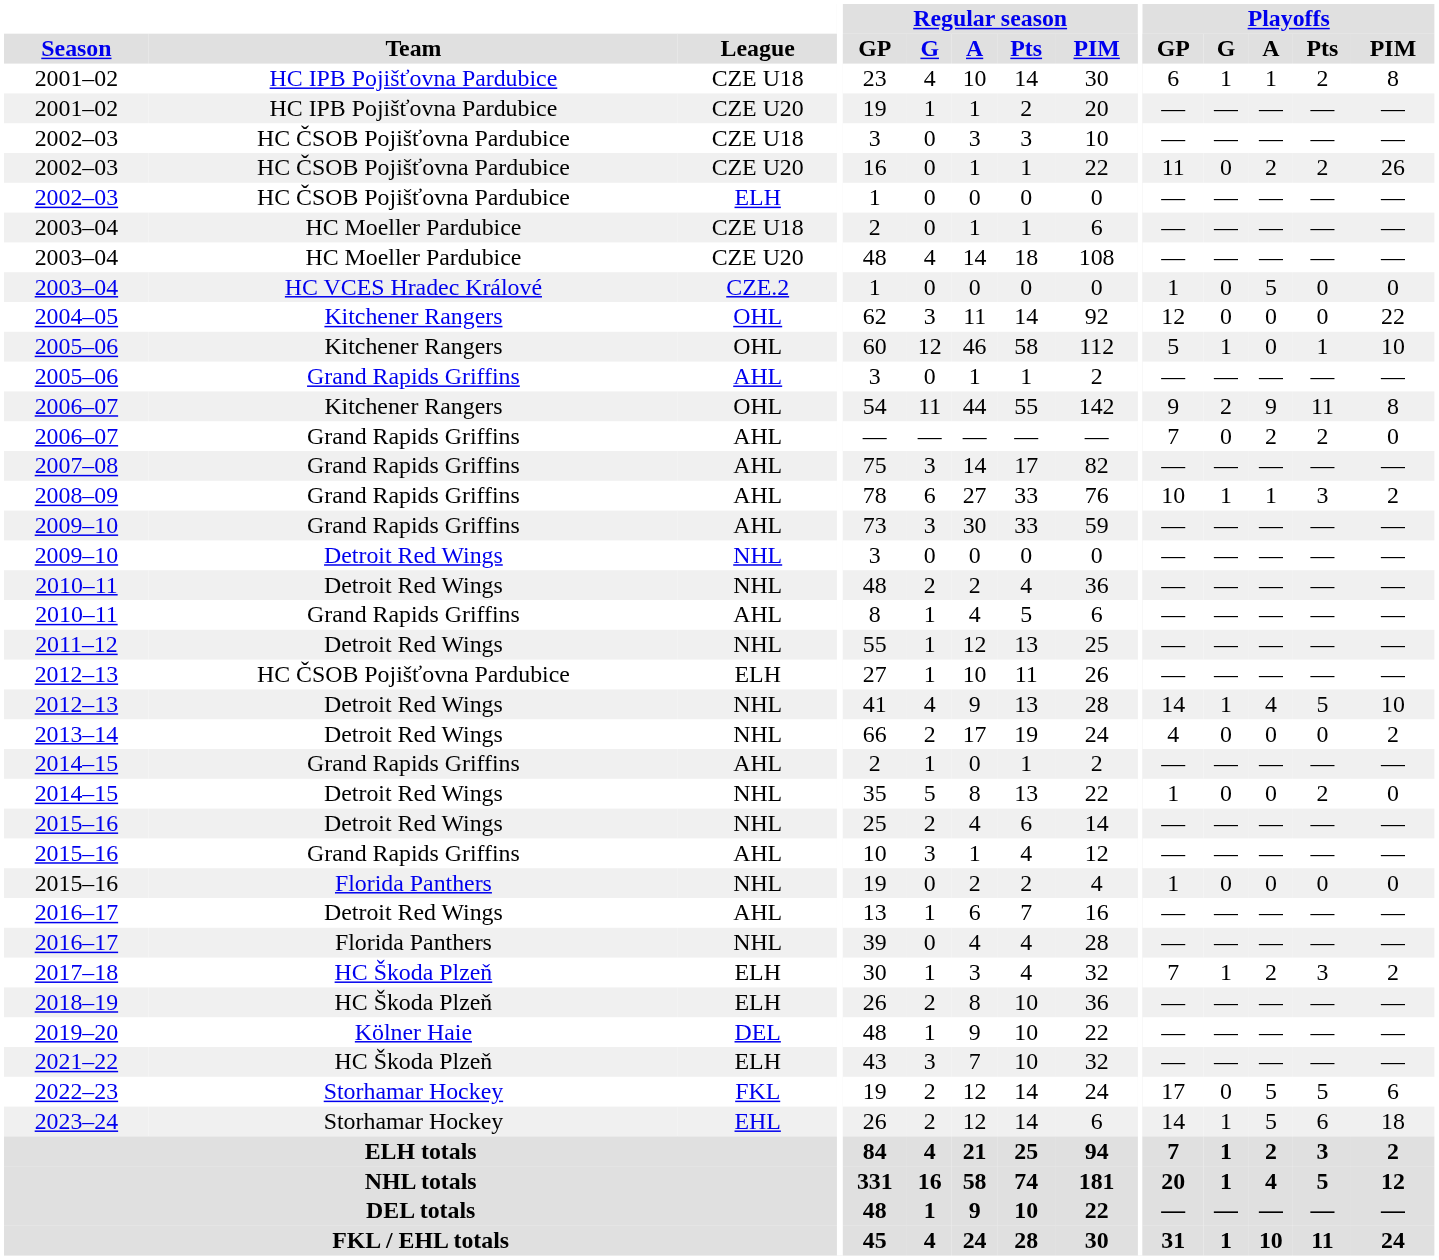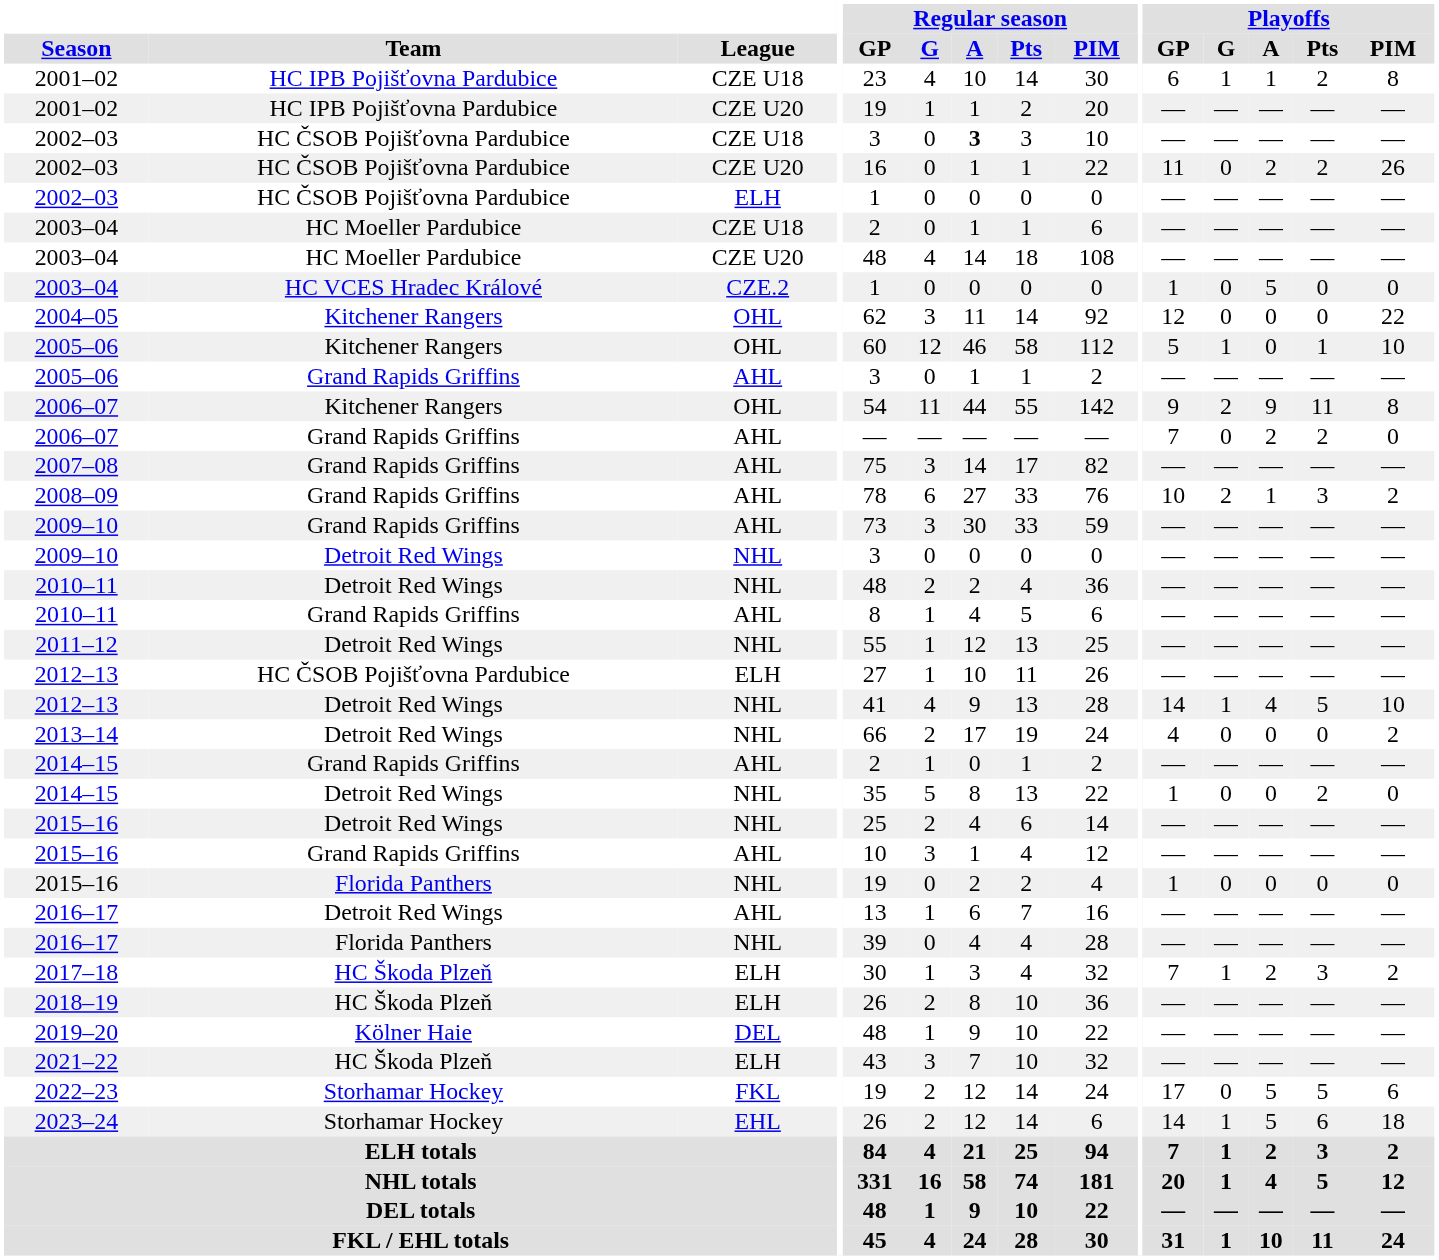(975, 137) normal -> (975, 137) bold
(1226, 495) 1 -> (1226, 495) 2
